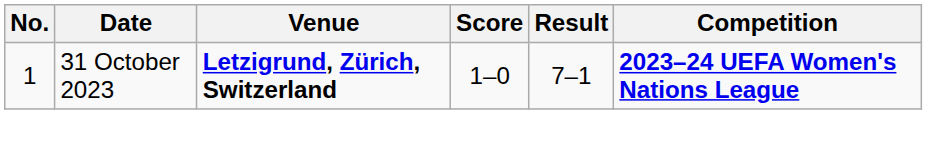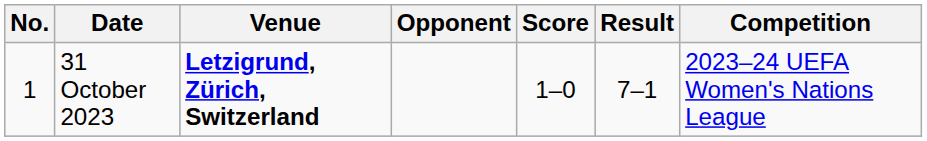+ column: (454, 23)
(758, 75) bold -> (779, 89) normal
